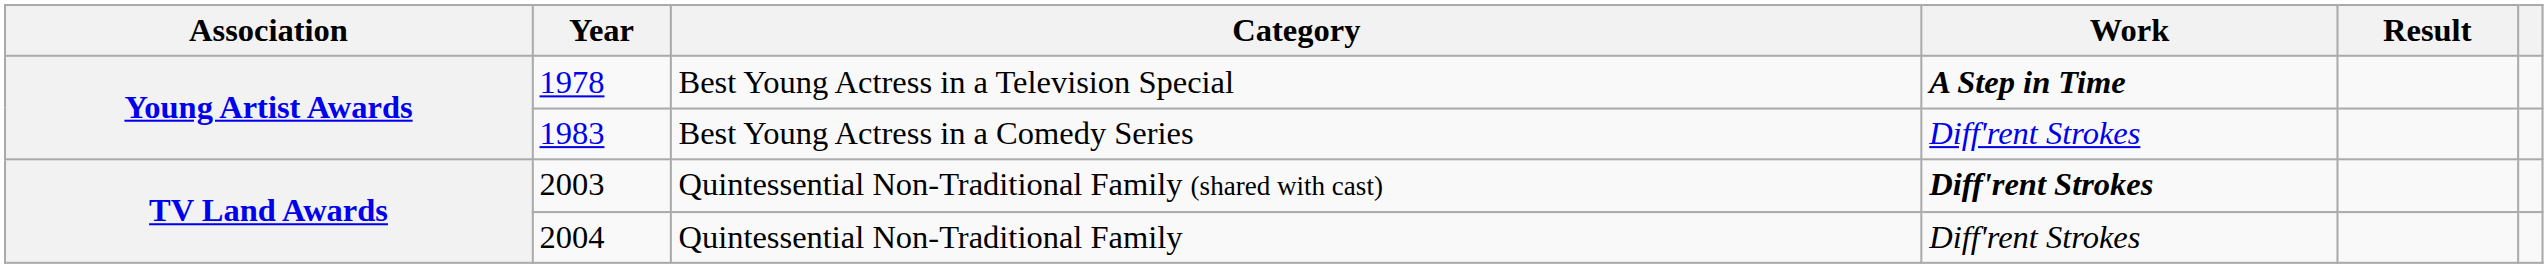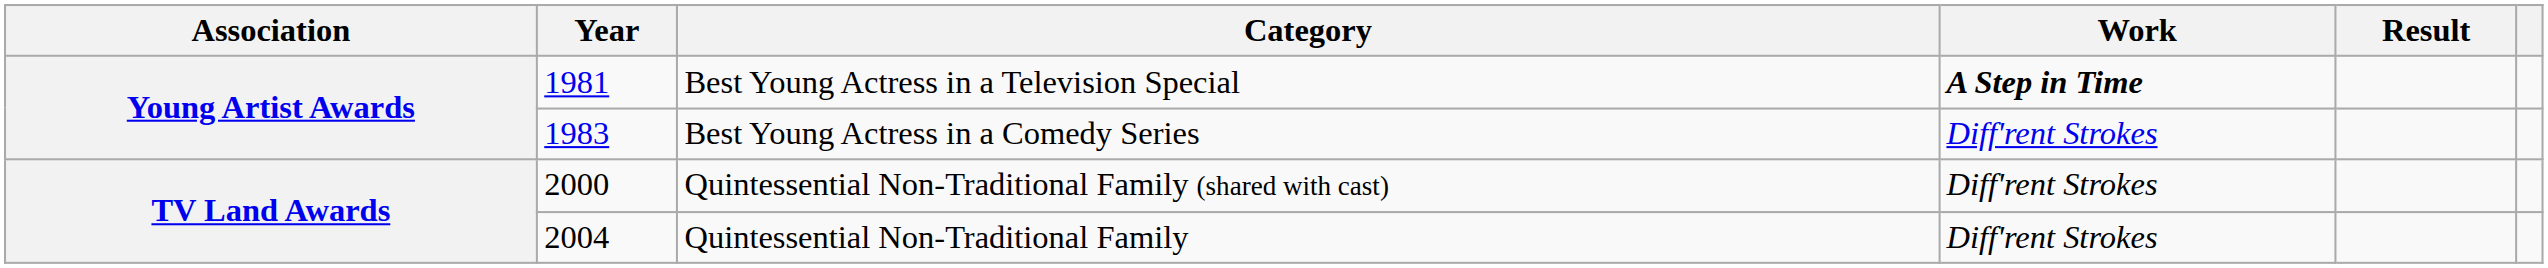(572, 81) 1978 -> (577, 81) 1981
(572, 184) 2003 -> (577, 184) 2000
(2041, 184) bold -> (2052, 184) normal
